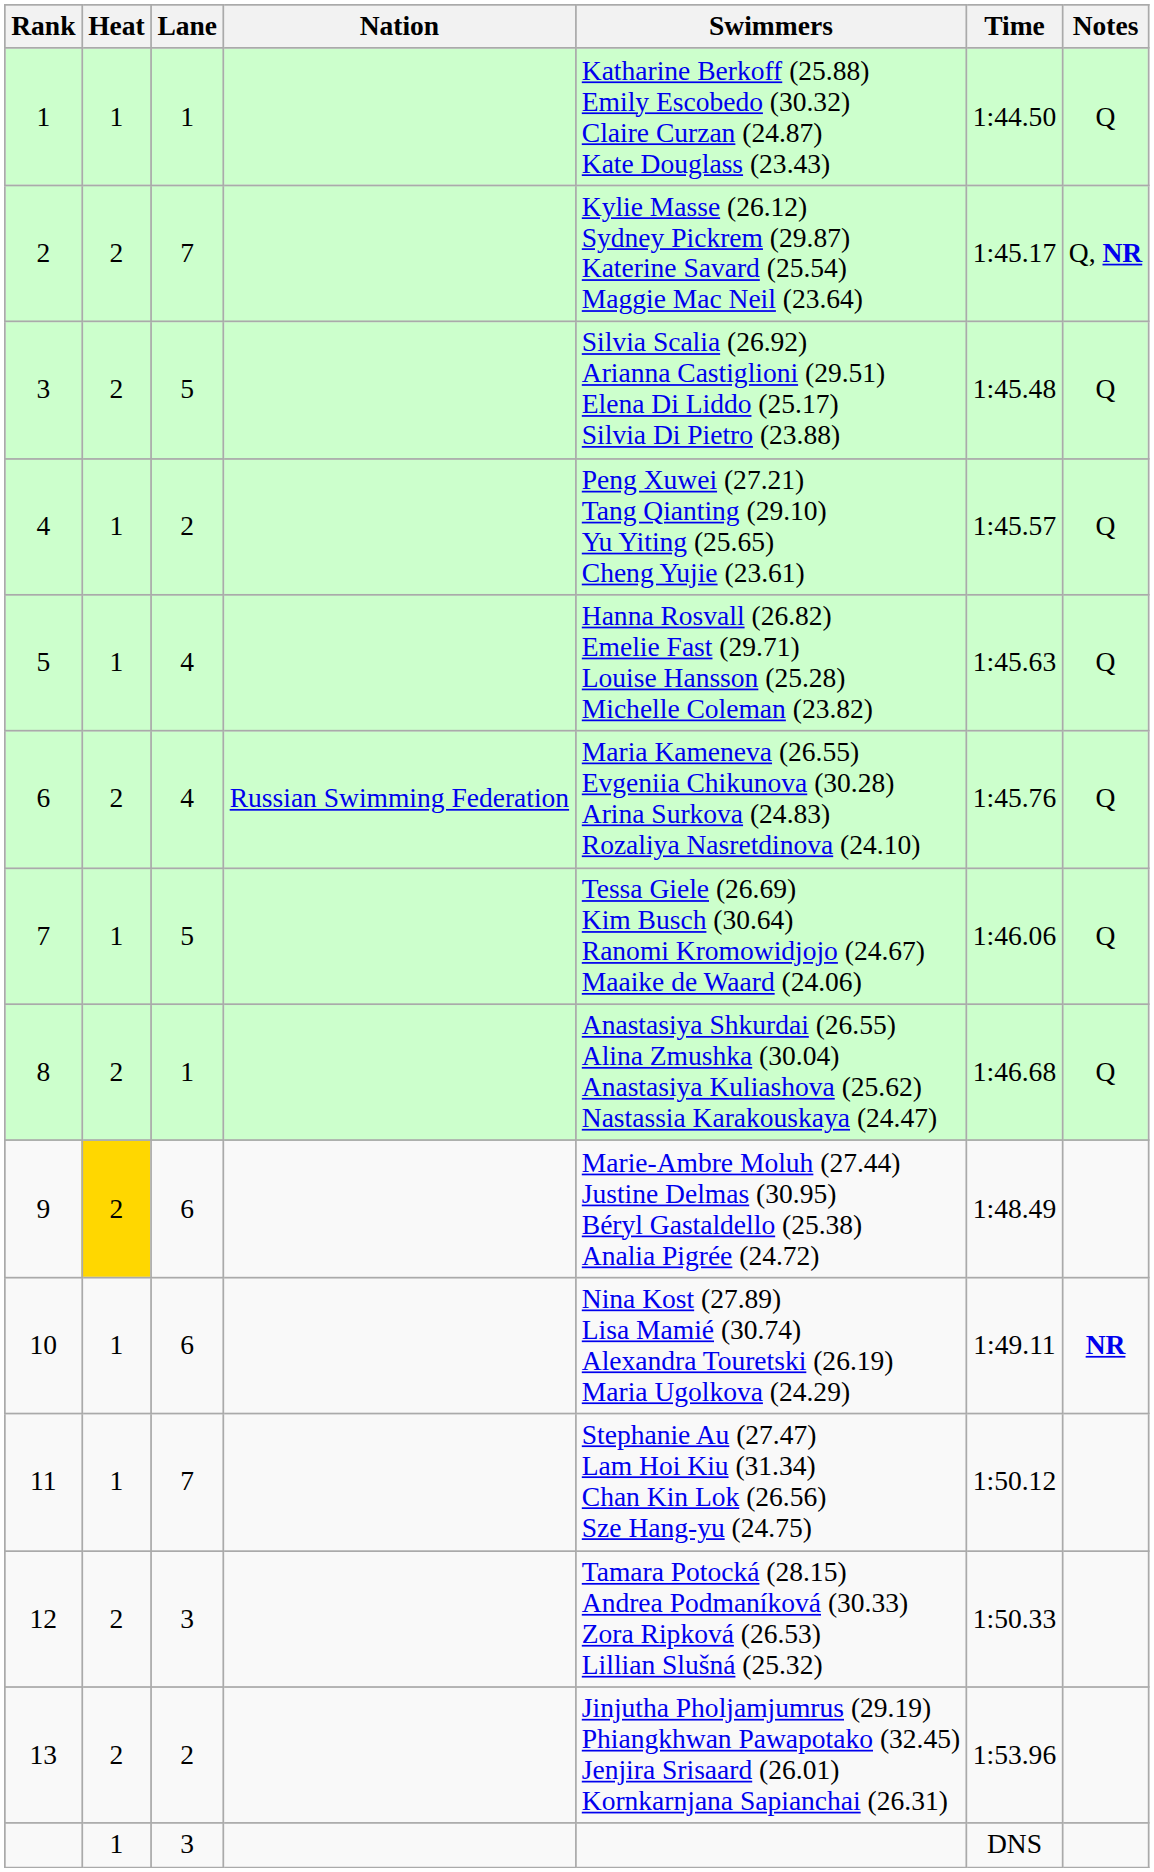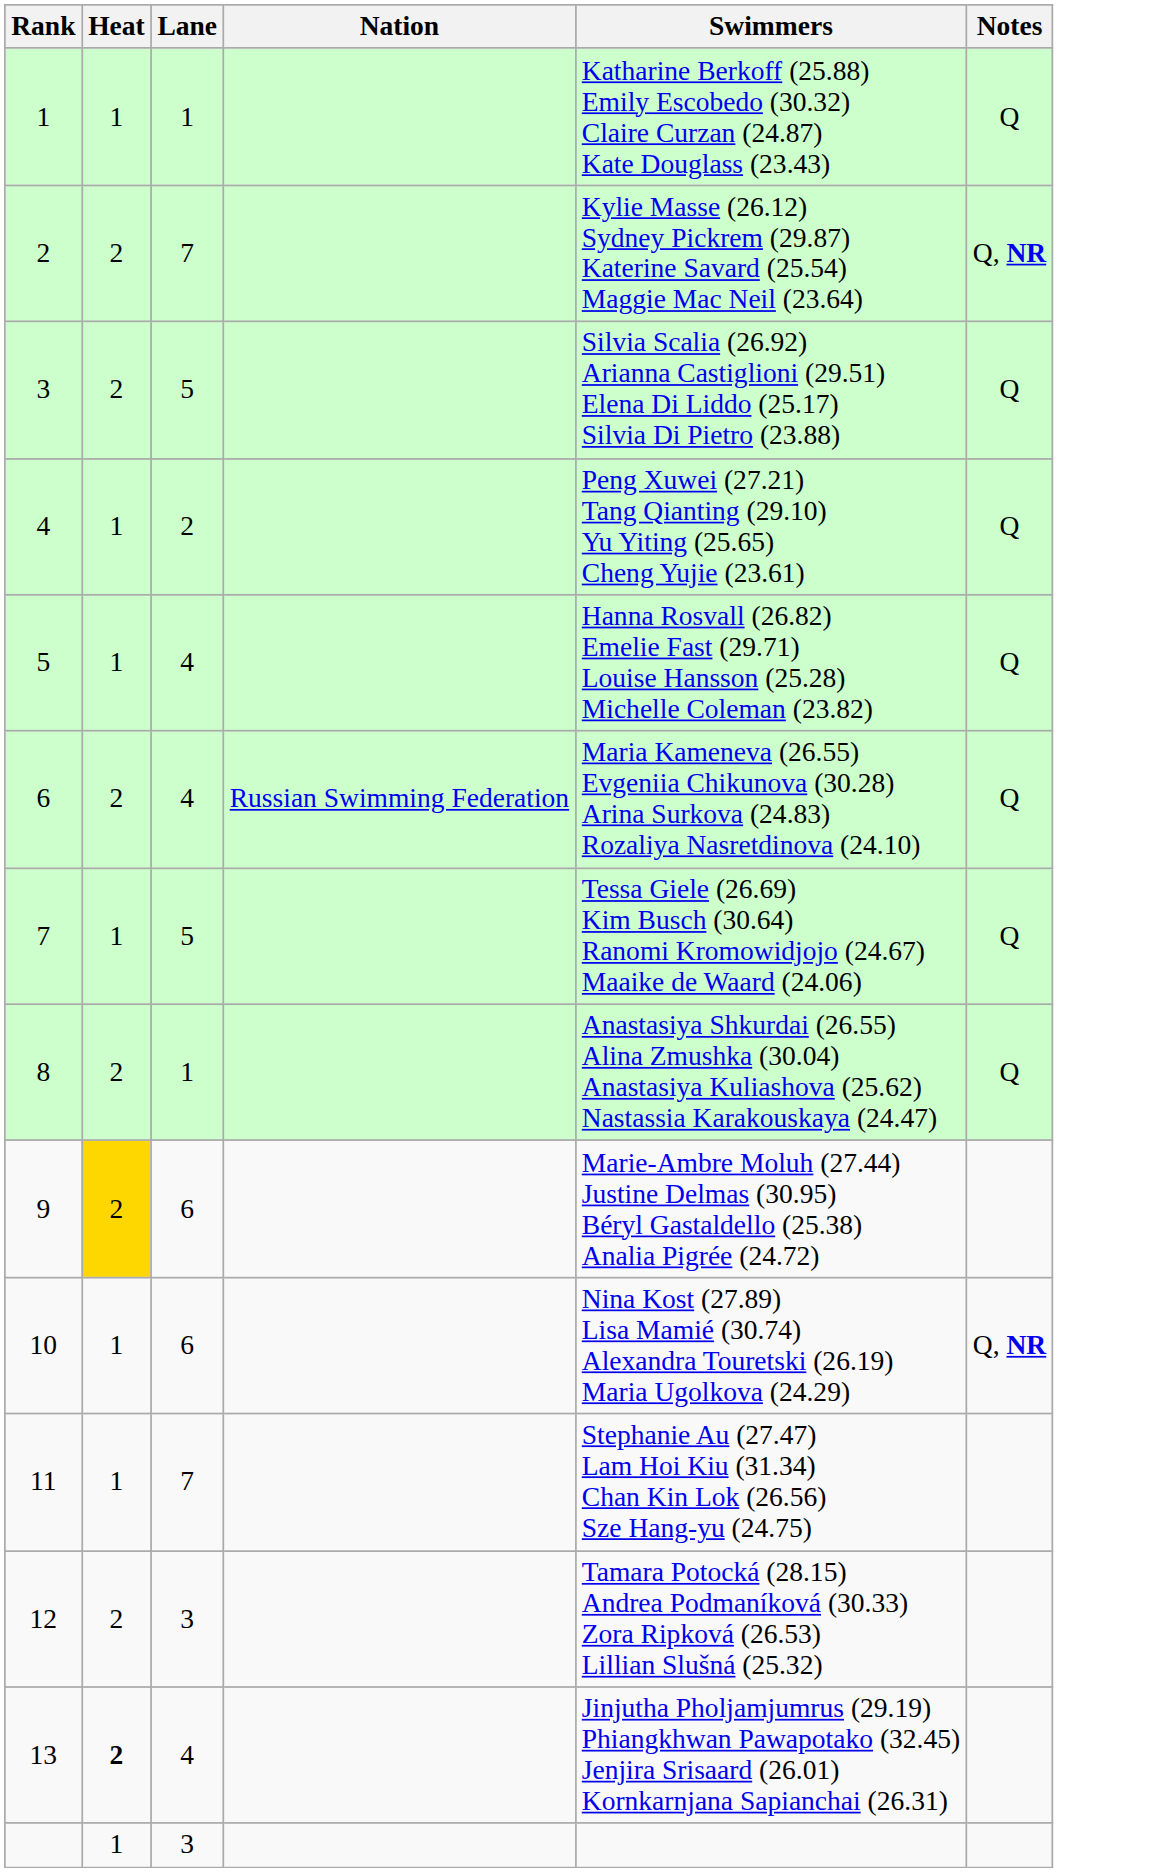- column: (1014, 26)
(1106, 1345) NR -> (1010, 1345) Q, NR
(116, 1754) normal -> (116, 1754) bold
(187, 1754) 2 -> (187, 1754) 4
